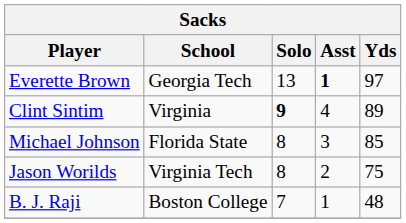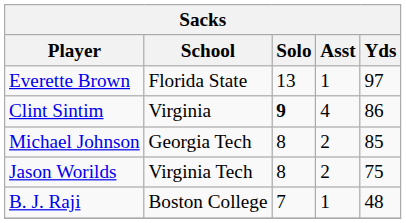(200, 80) Georgia Tech -> (198, 80) Florida State
(325, 80) bold -> (325, 80) normal
(374, 111) 89 -> (374, 111) 86
(198, 141) Florida State -> (200, 141) Georgia Tech
(325, 141) 3 -> (325, 141) 2
